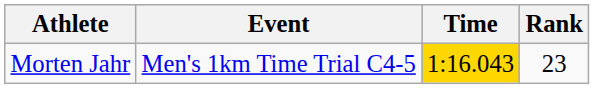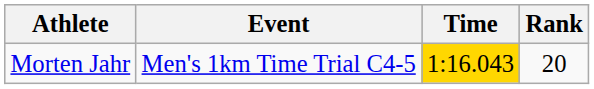(554, 63) 23 -> (554, 63) 20
